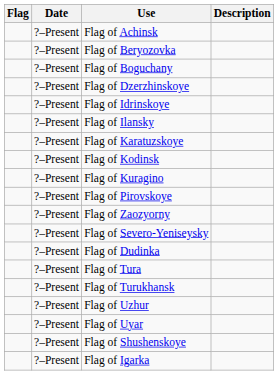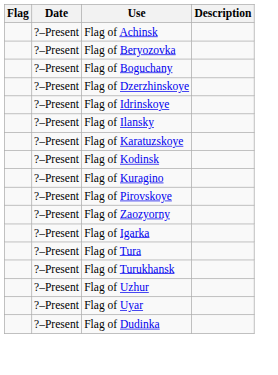- row: (146, 232)
rows swapped: (122, 251) <-> (117, 360)
- row: (135, 342)
